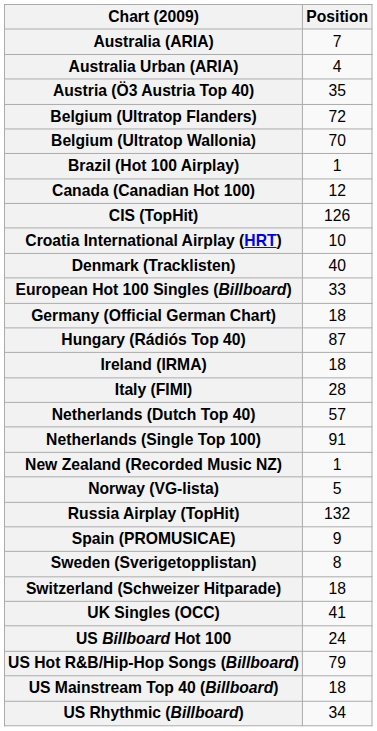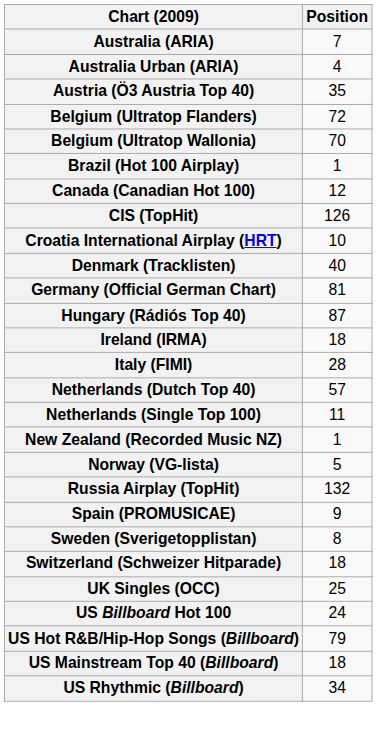- row: (154, 290)
(337, 315) 18 -> (337, 290) 81
(337, 439) 91 -> (337, 414) 11
(337, 613) 41 -> (337, 588) 25
